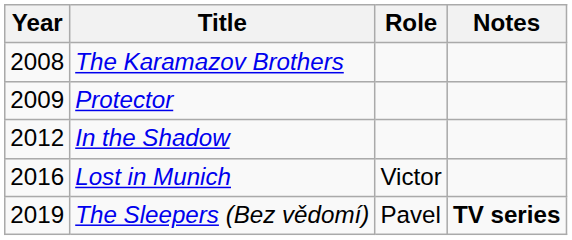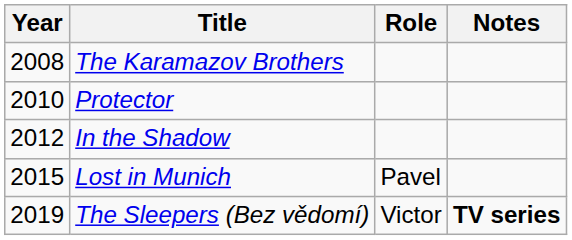(37, 100) 2009 -> (37, 100) 2010
(37, 176) 2016 -> (37, 176) 2015
(411, 176) Victor -> (411, 176) Pavel
(411, 215) Pavel -> (411, 215) Victor
